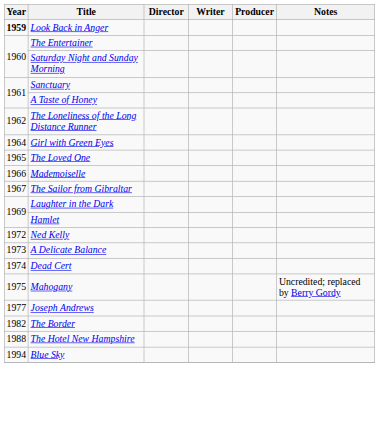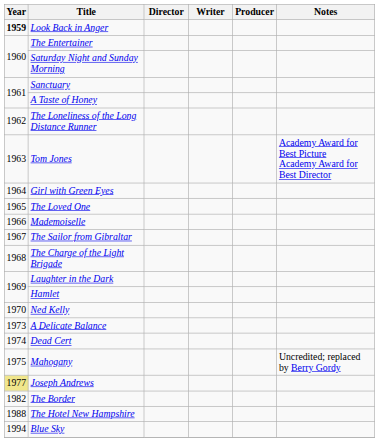+ row: (51, 159)
+ row: (77, 258)
(16, 235) 1972 -> (16, 310) 1970
(16, 308) no background -> (16, 383) khaki background
